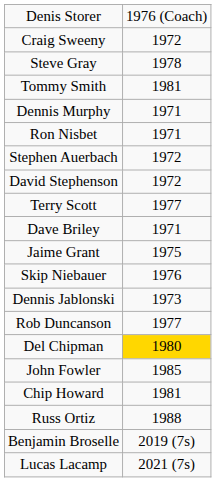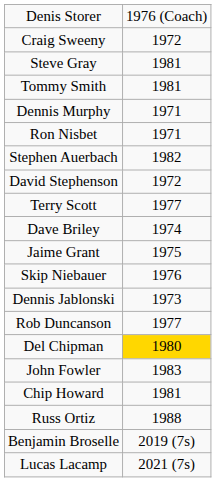(167, 63) 1978 -> (167, 63) 1981
(167, 157) 1972 -> (167, 157) 1982
(167, 228) 1971 -> (167, 228) 1974
(167, 370) 1985 -> (167, 370) 1983
